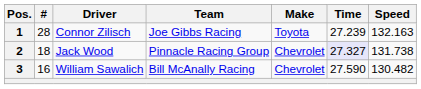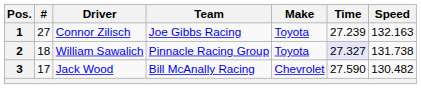(44, 32) 28 -> (44, 32) 27
(85, 51) Jack Wood -> (100, 51) William Sawalich
(300, 51) Chevrolet -> (292, 51) Toyota
(44, 69) 16 -> (44, 69) 17
(100, 69) William Sawalich -> (85, 69) Jack Wood
